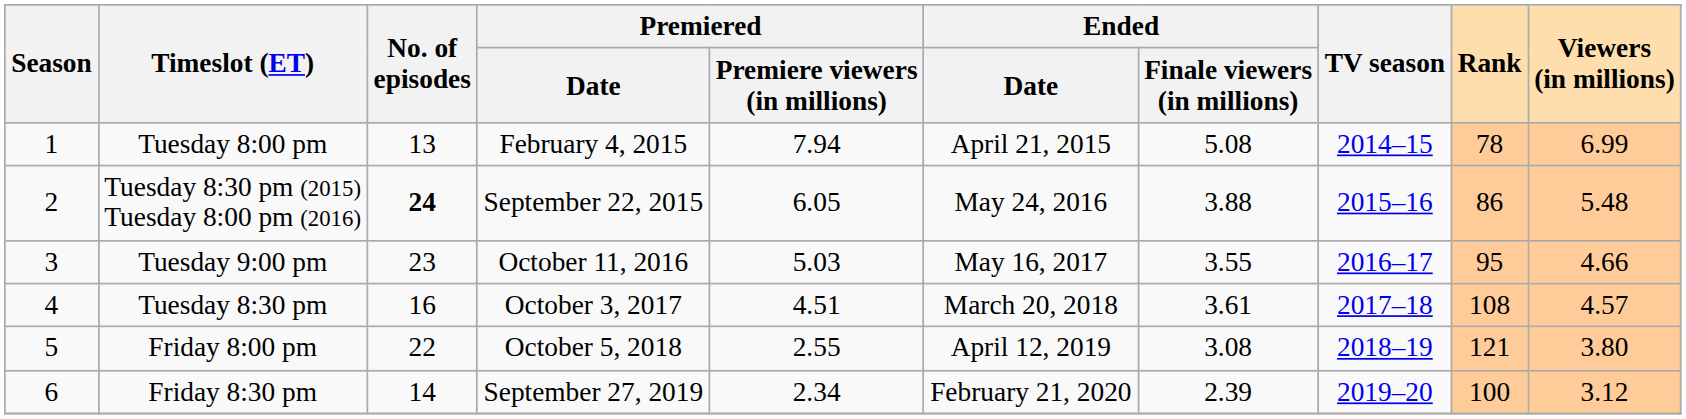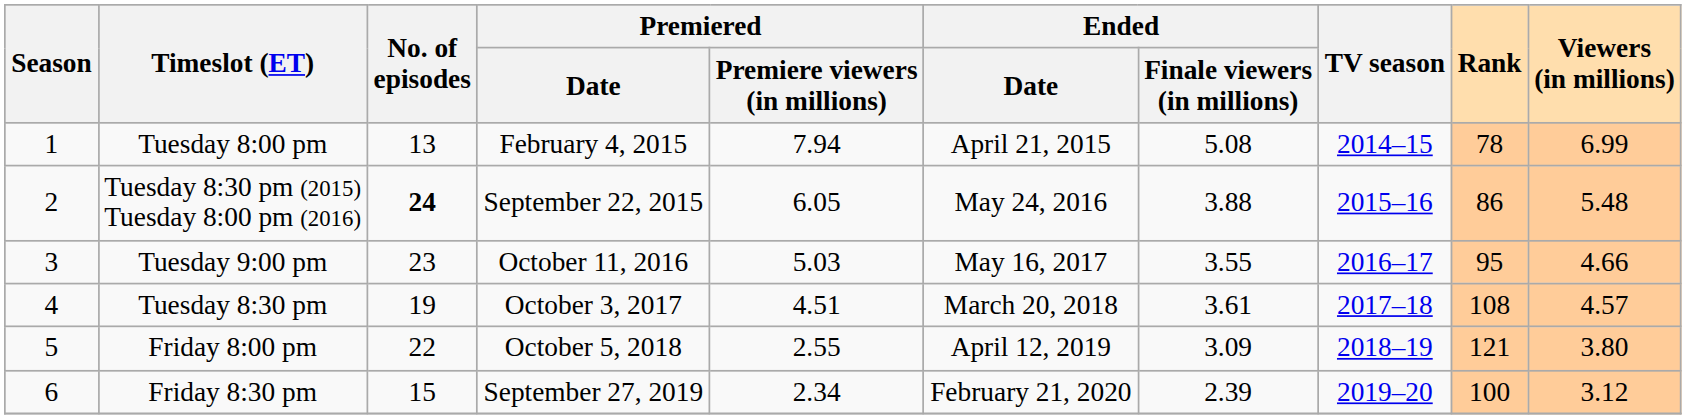(422, 304) 16 -> (422, 304) 19
(1228, 348) 3.08 -> (1228, 348) 3.09
(422, 391) 14 -> (422, 391) 15
